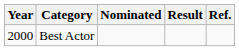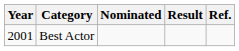(20, 35) 2000 -> (20, 35) 2001
